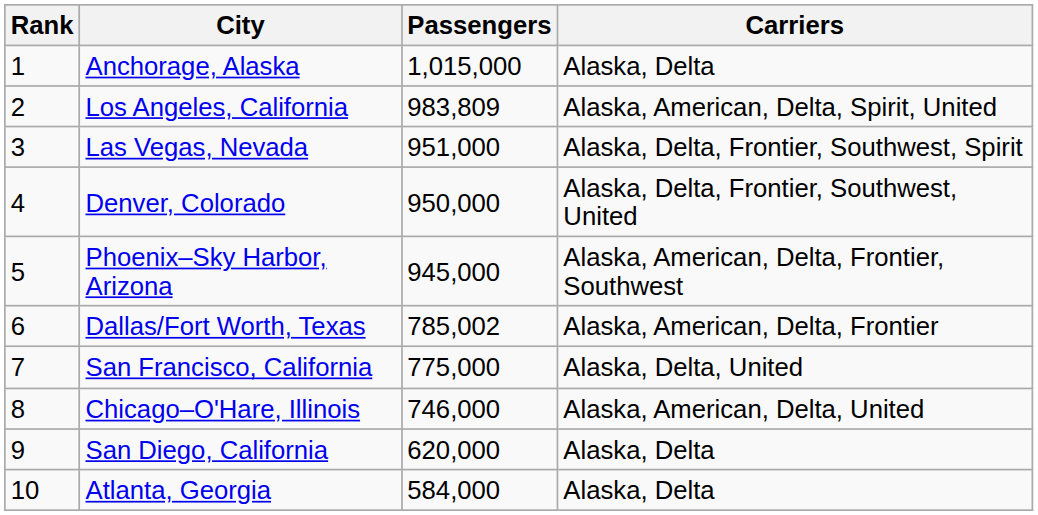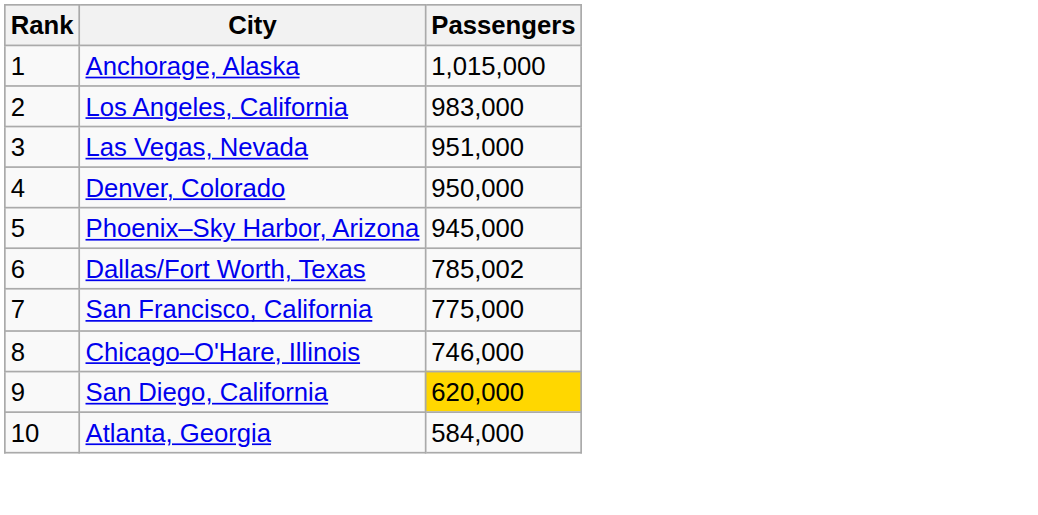- column: (795, 25)
(454, 107) 983,809 -> (478, 107) 983,000
(454, 449) no background -> (478, 391) gold background
